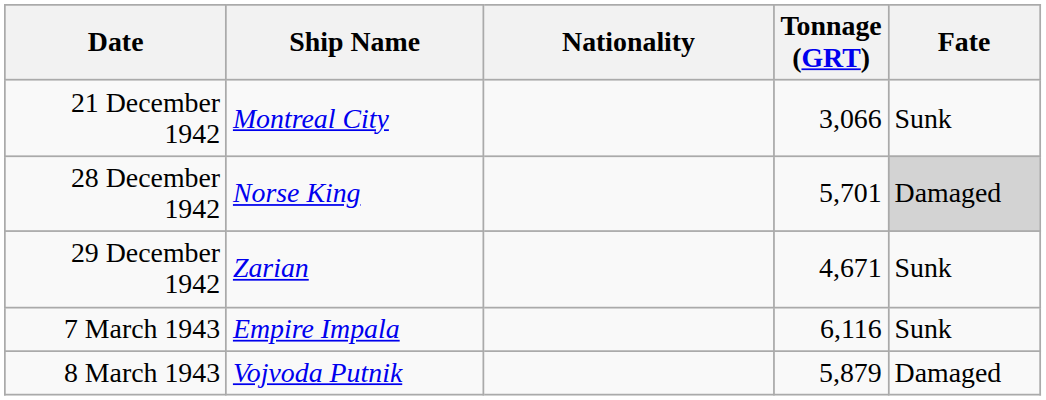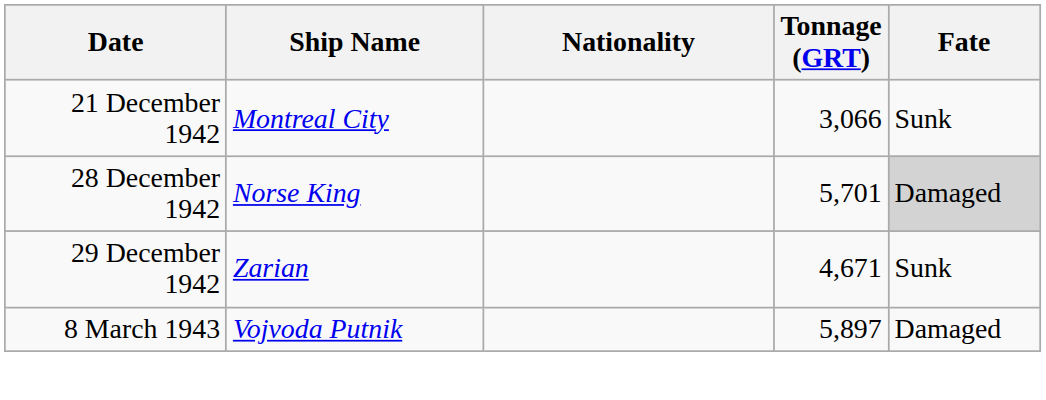- row: (142, 328)
(850, 372) 5,879 -> (850, 328) 5,897
